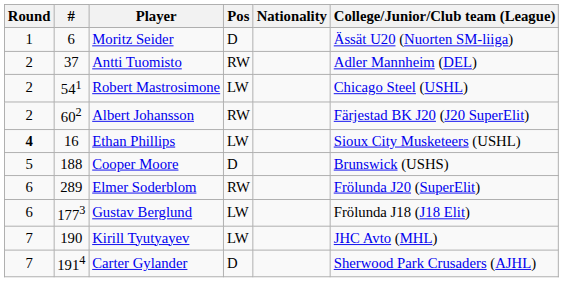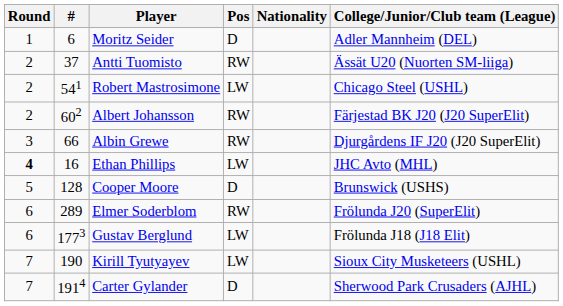(423, 39) Ässät U20 (Nuorten SM-liiga) -> (405, 39) Adler Mannheim (DEL)
(405, 62) Adler Mannheim (DEL) -> (423, 62) Ässät U20 (Nuorten SM-liiga)
+ row: (130, 140)
(427, 140) Sioux City Musketeers (USHL) -> (386, 164) JHC Avto (MHL)
(71, 164) 188 -> (71, 187) 128
(386, 238) JHC Avto (MHL) -> (427, 261) Sioux City Musketeers (USHL)
